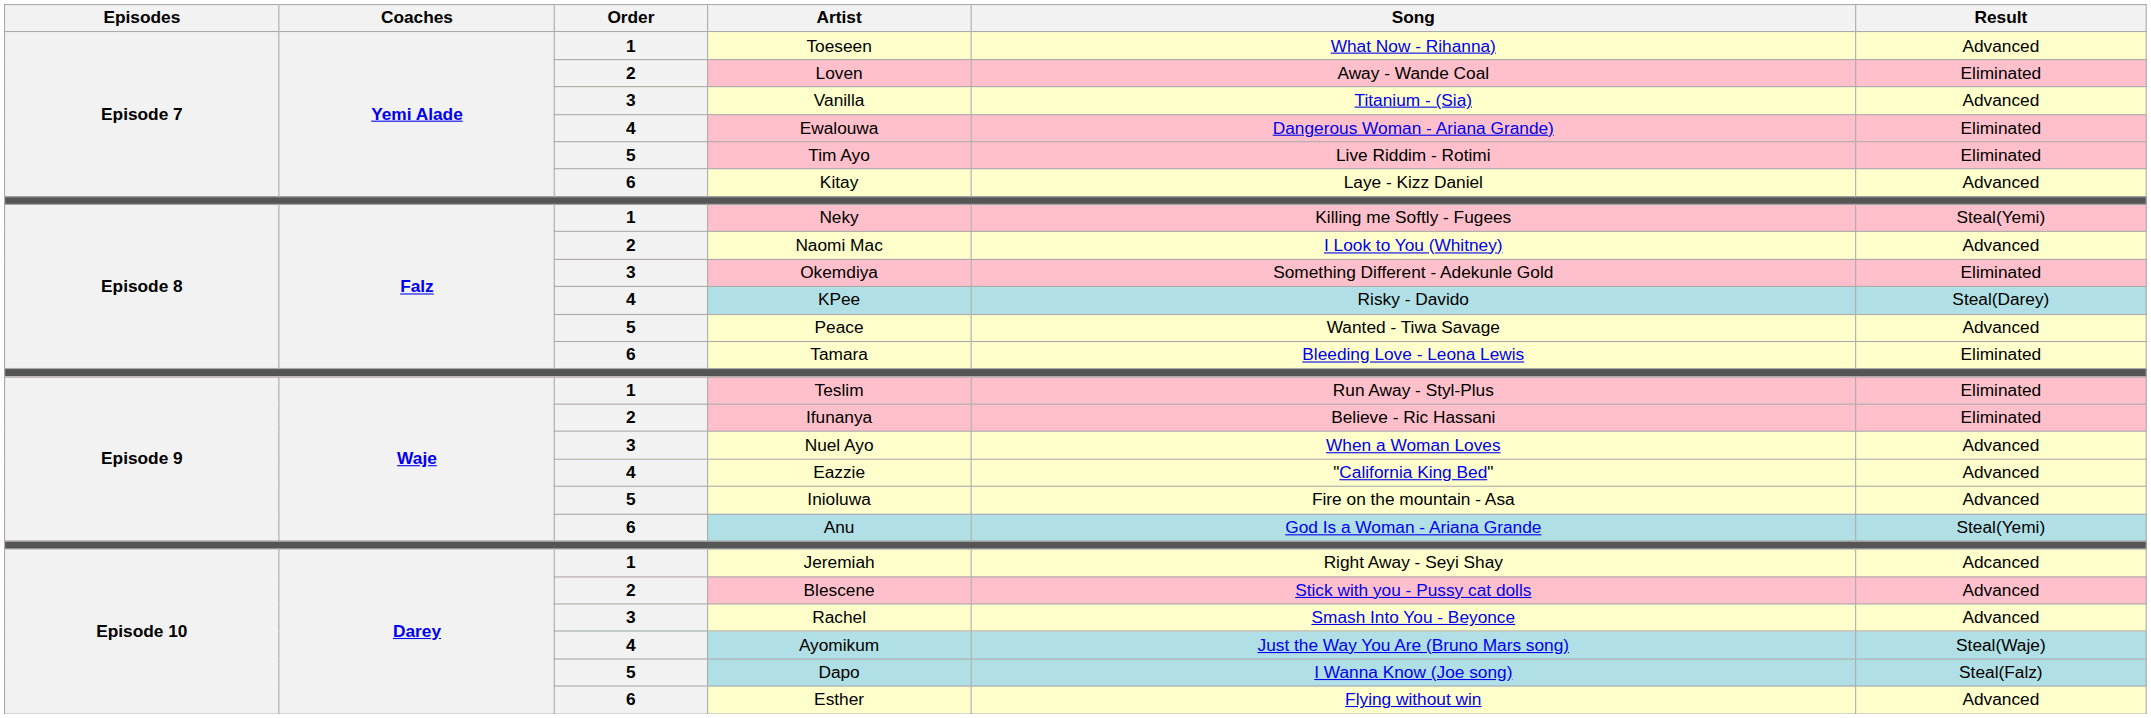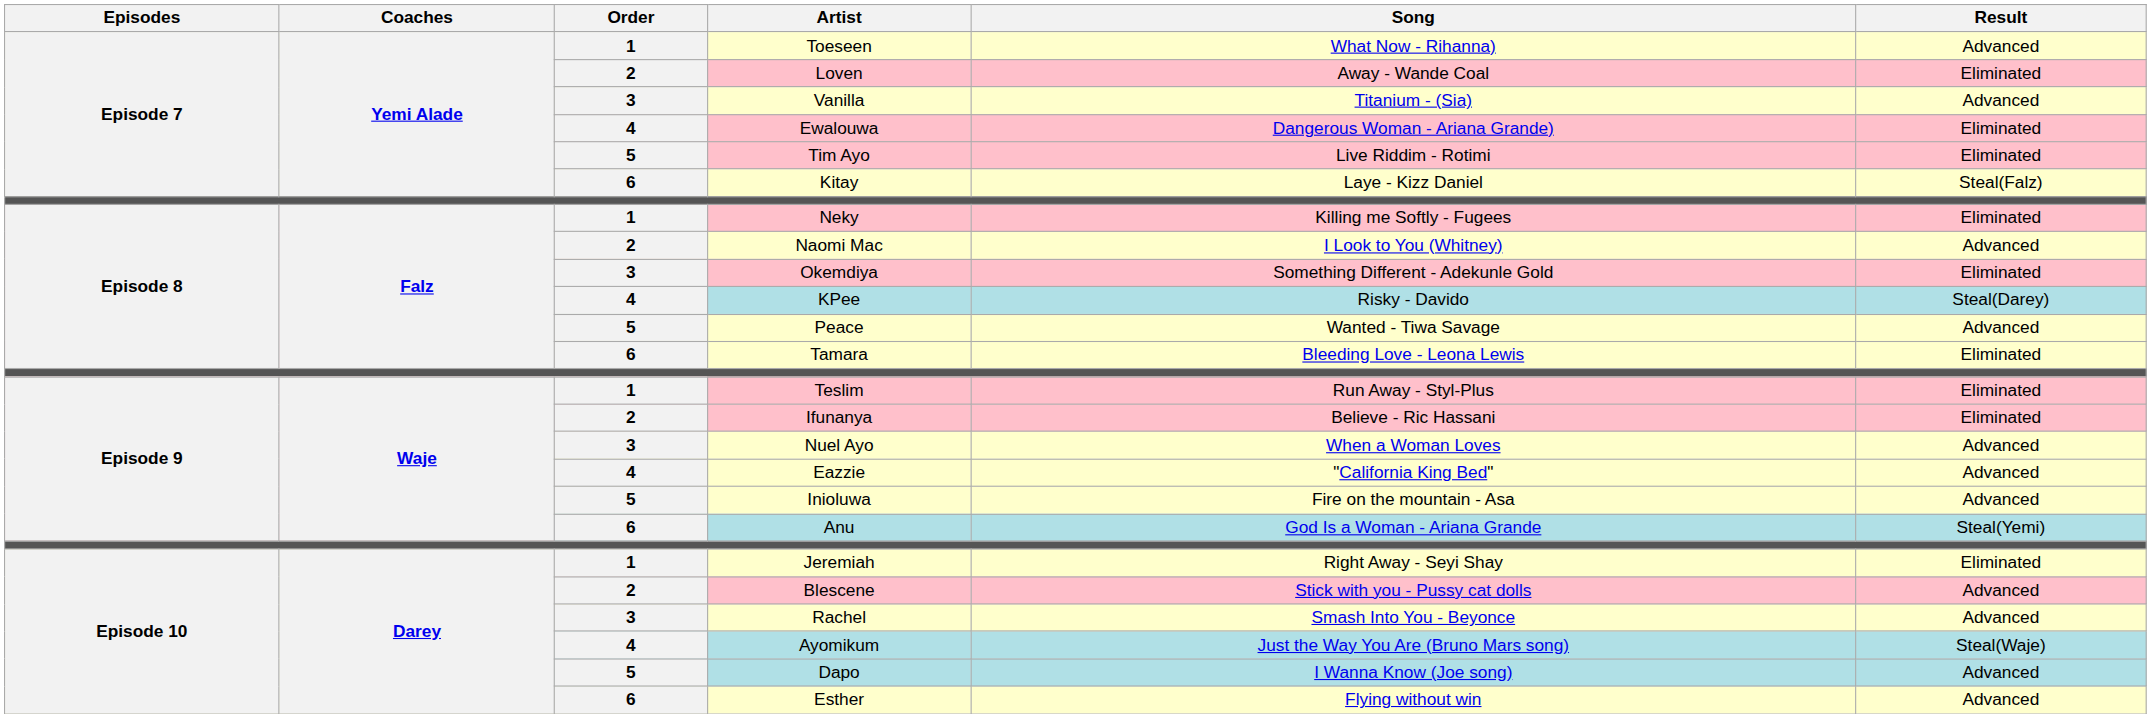(2001, 182) Advanced -> (2001, 182) Steal(Falz)
(2001, 218) Steal(Yemi) -> (2001, 218) Eliminated
(2001, 562) Adcanced -> (2001, 562) Eliminated
(2001, 672) Steal(Falz) -> (2001, 672) Advanced
